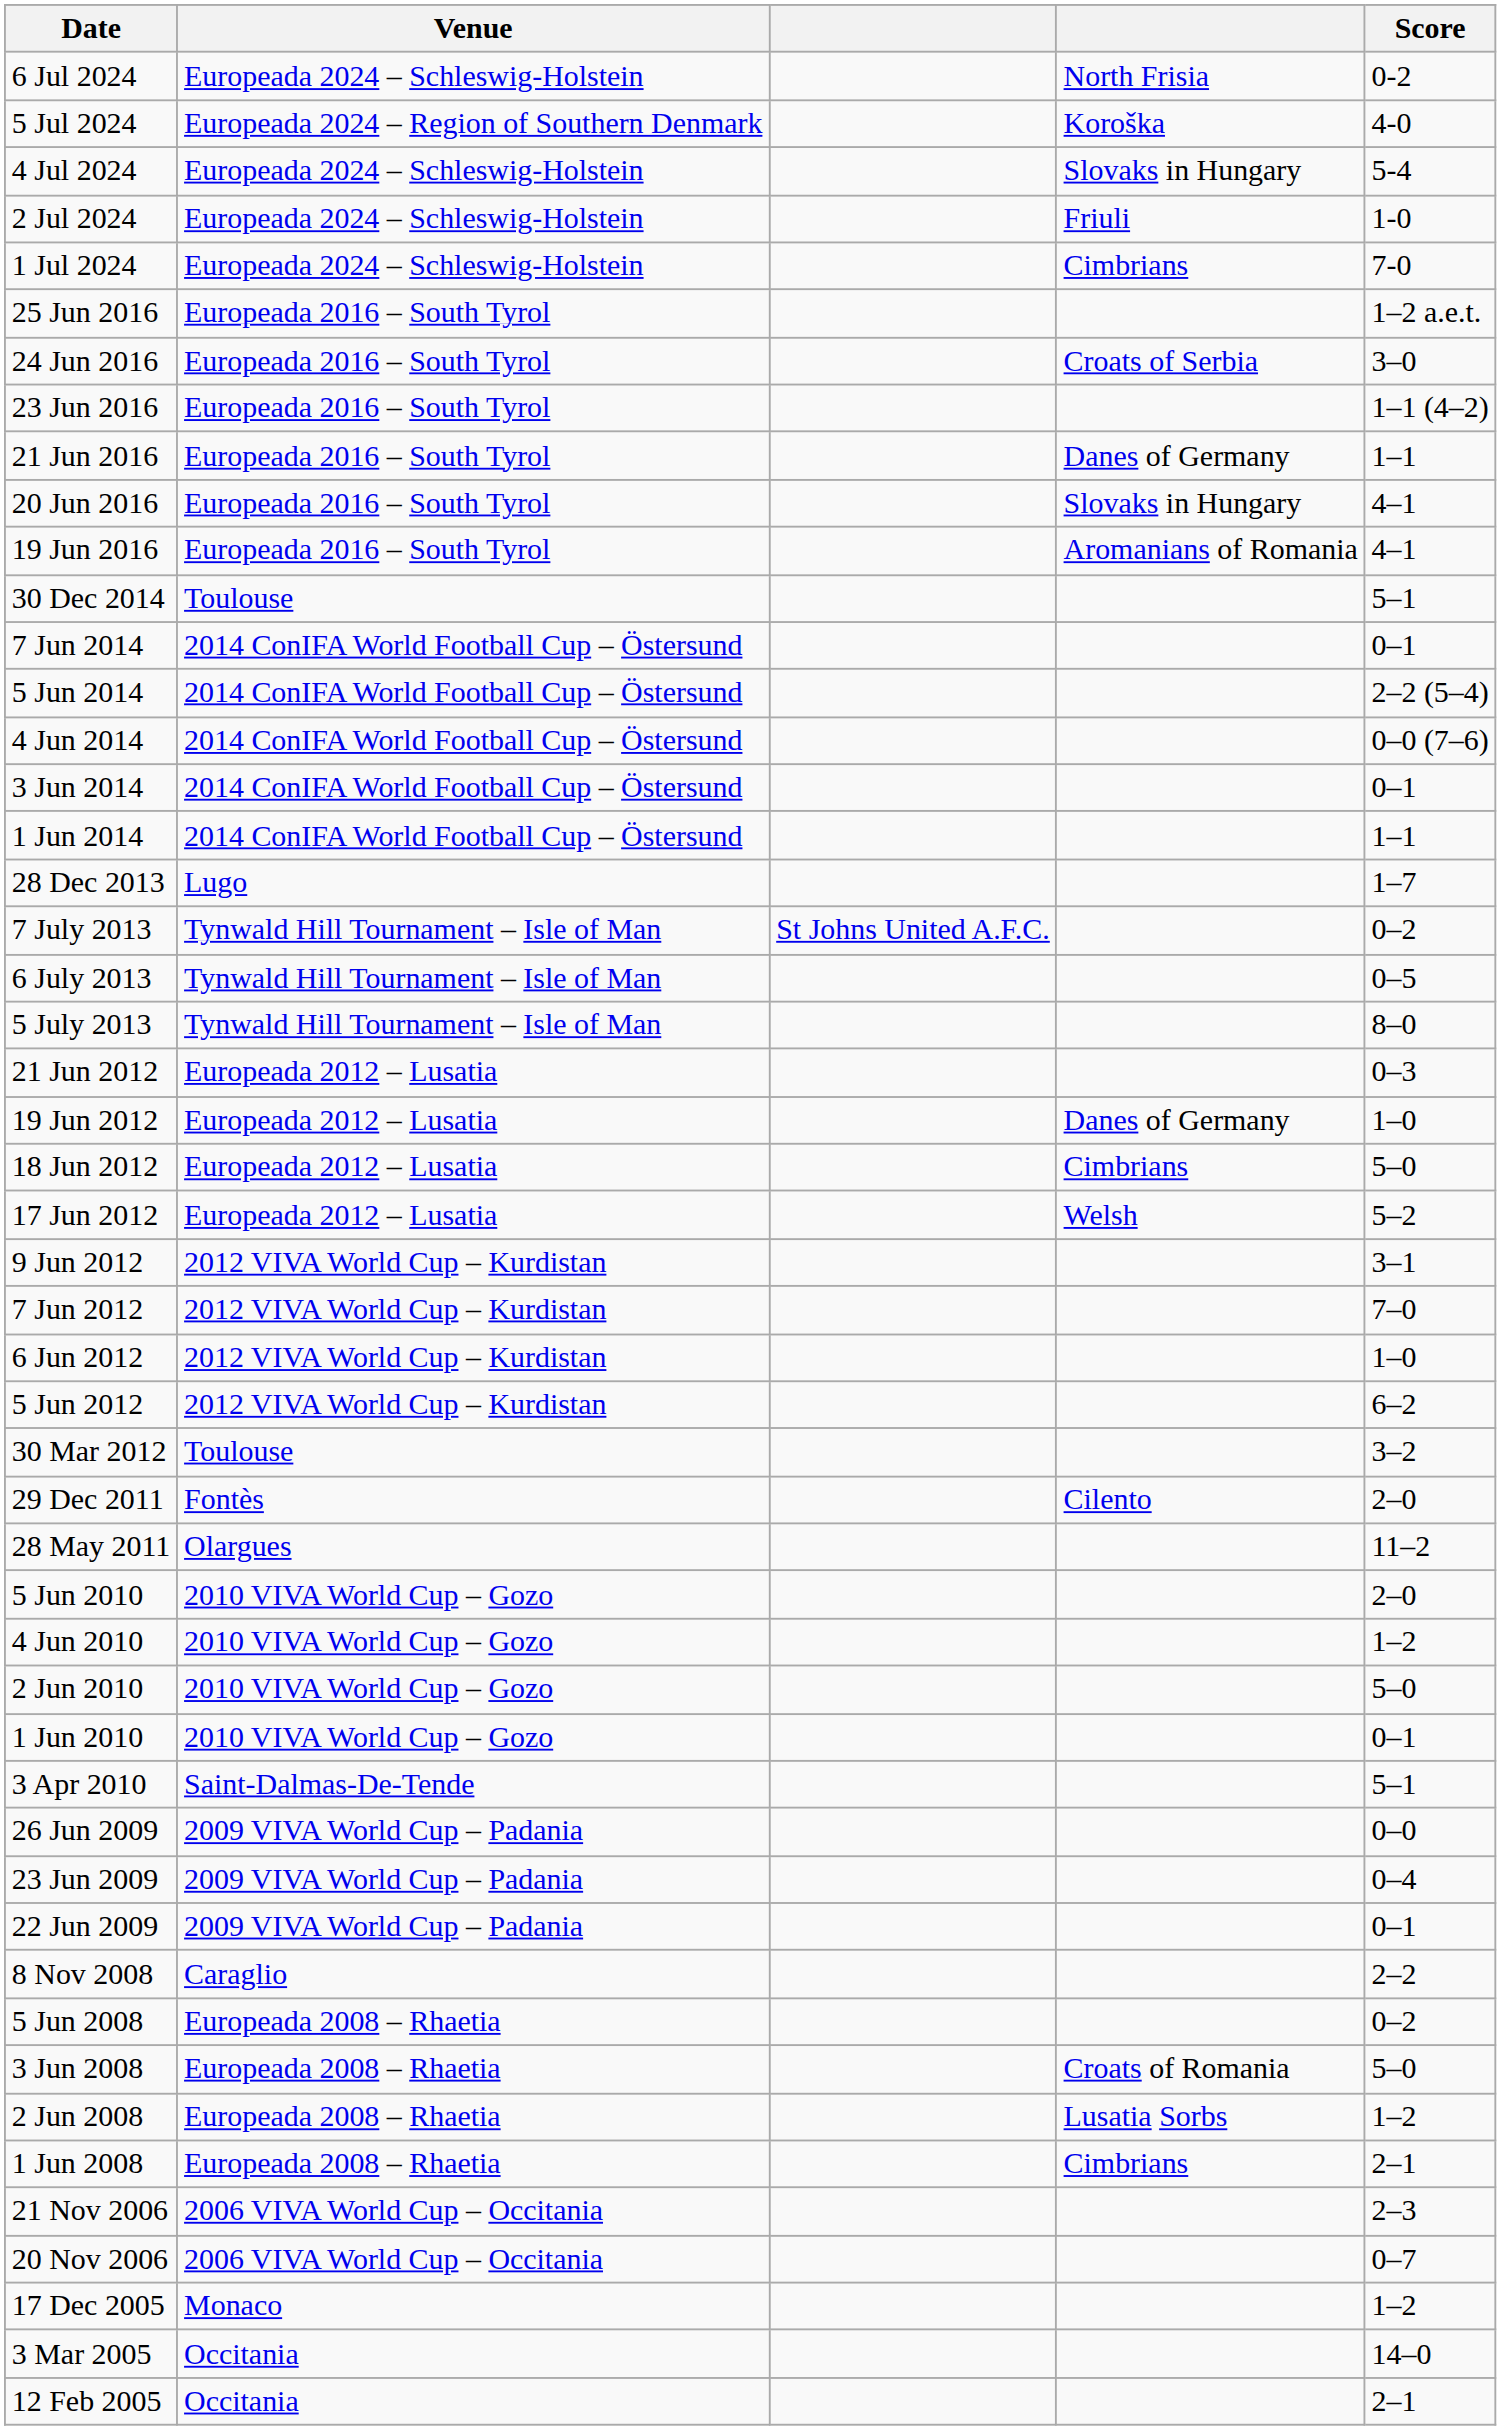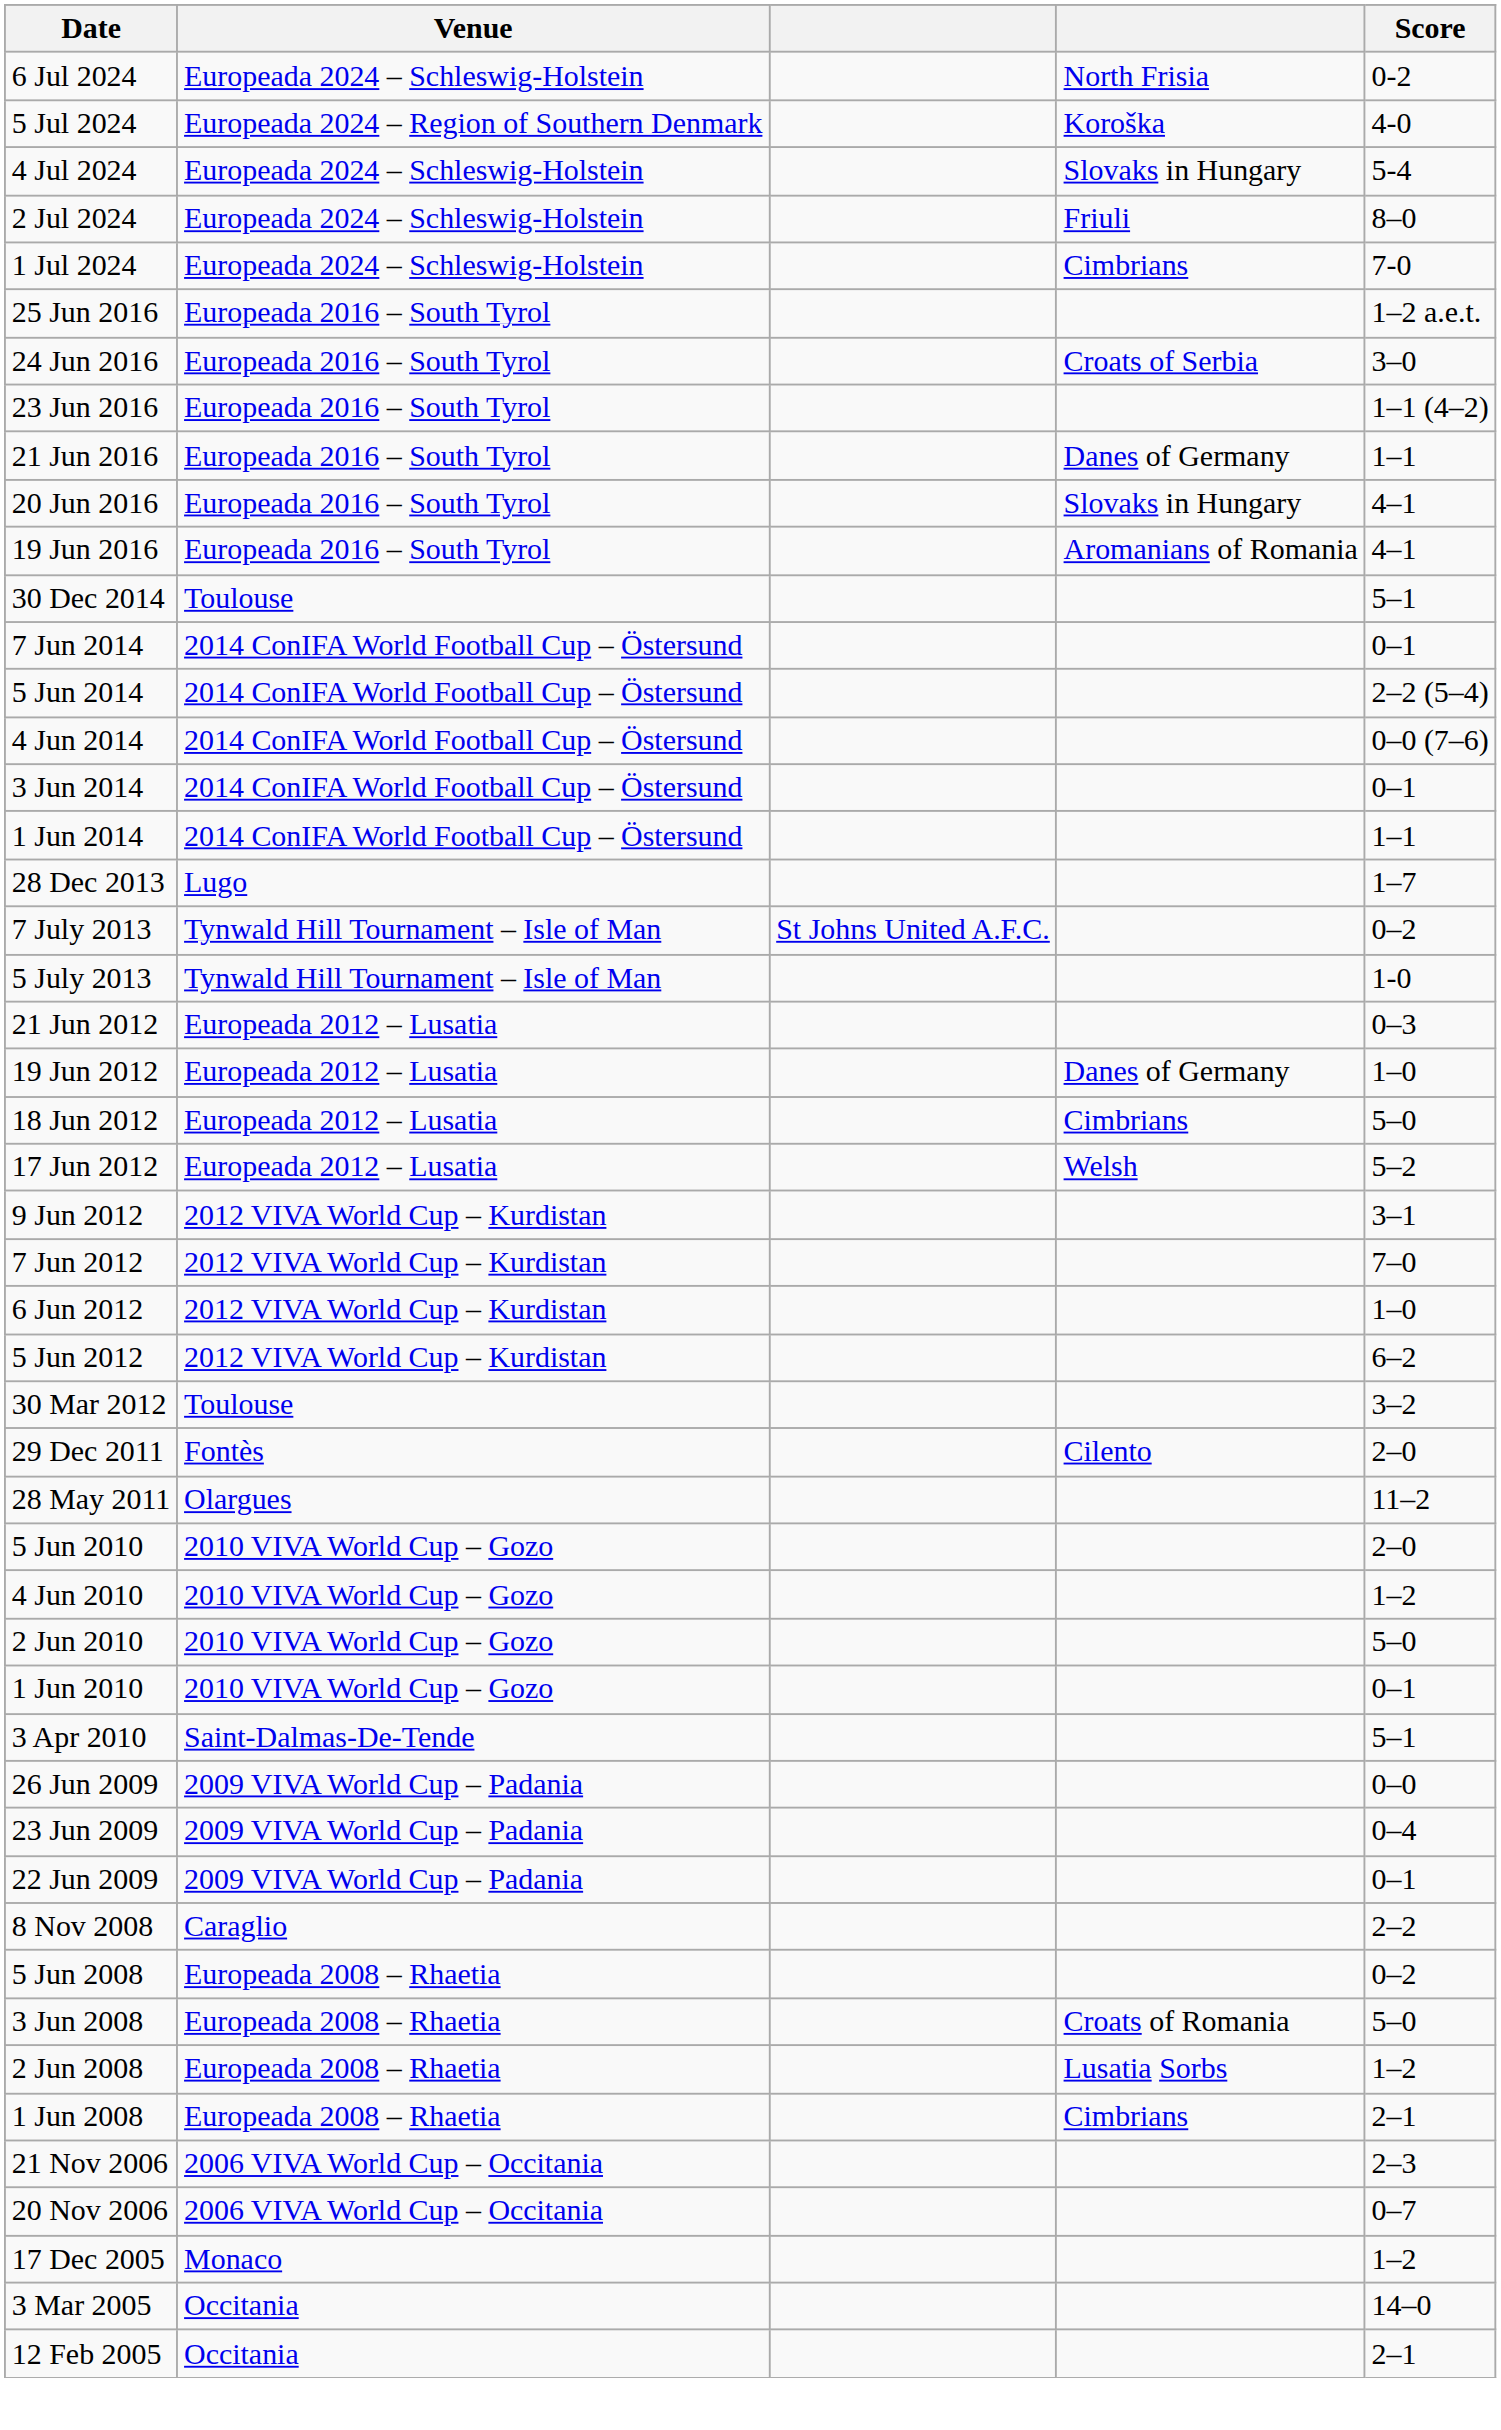(1391, 218) 1-0 -> (1394, 218) 8–0
- row: (82, 977)
(1394, 1024) 8–0 -> (1391, 977) 1-0
